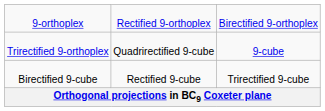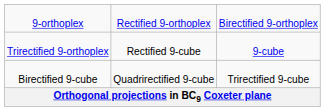(164, 52) Quadrirectified 9-cube -> (164, 52) Rectified 9-cube
(164, 79) Rectified 9-cube -> (164, 79) Quadrirectified 9-cube
